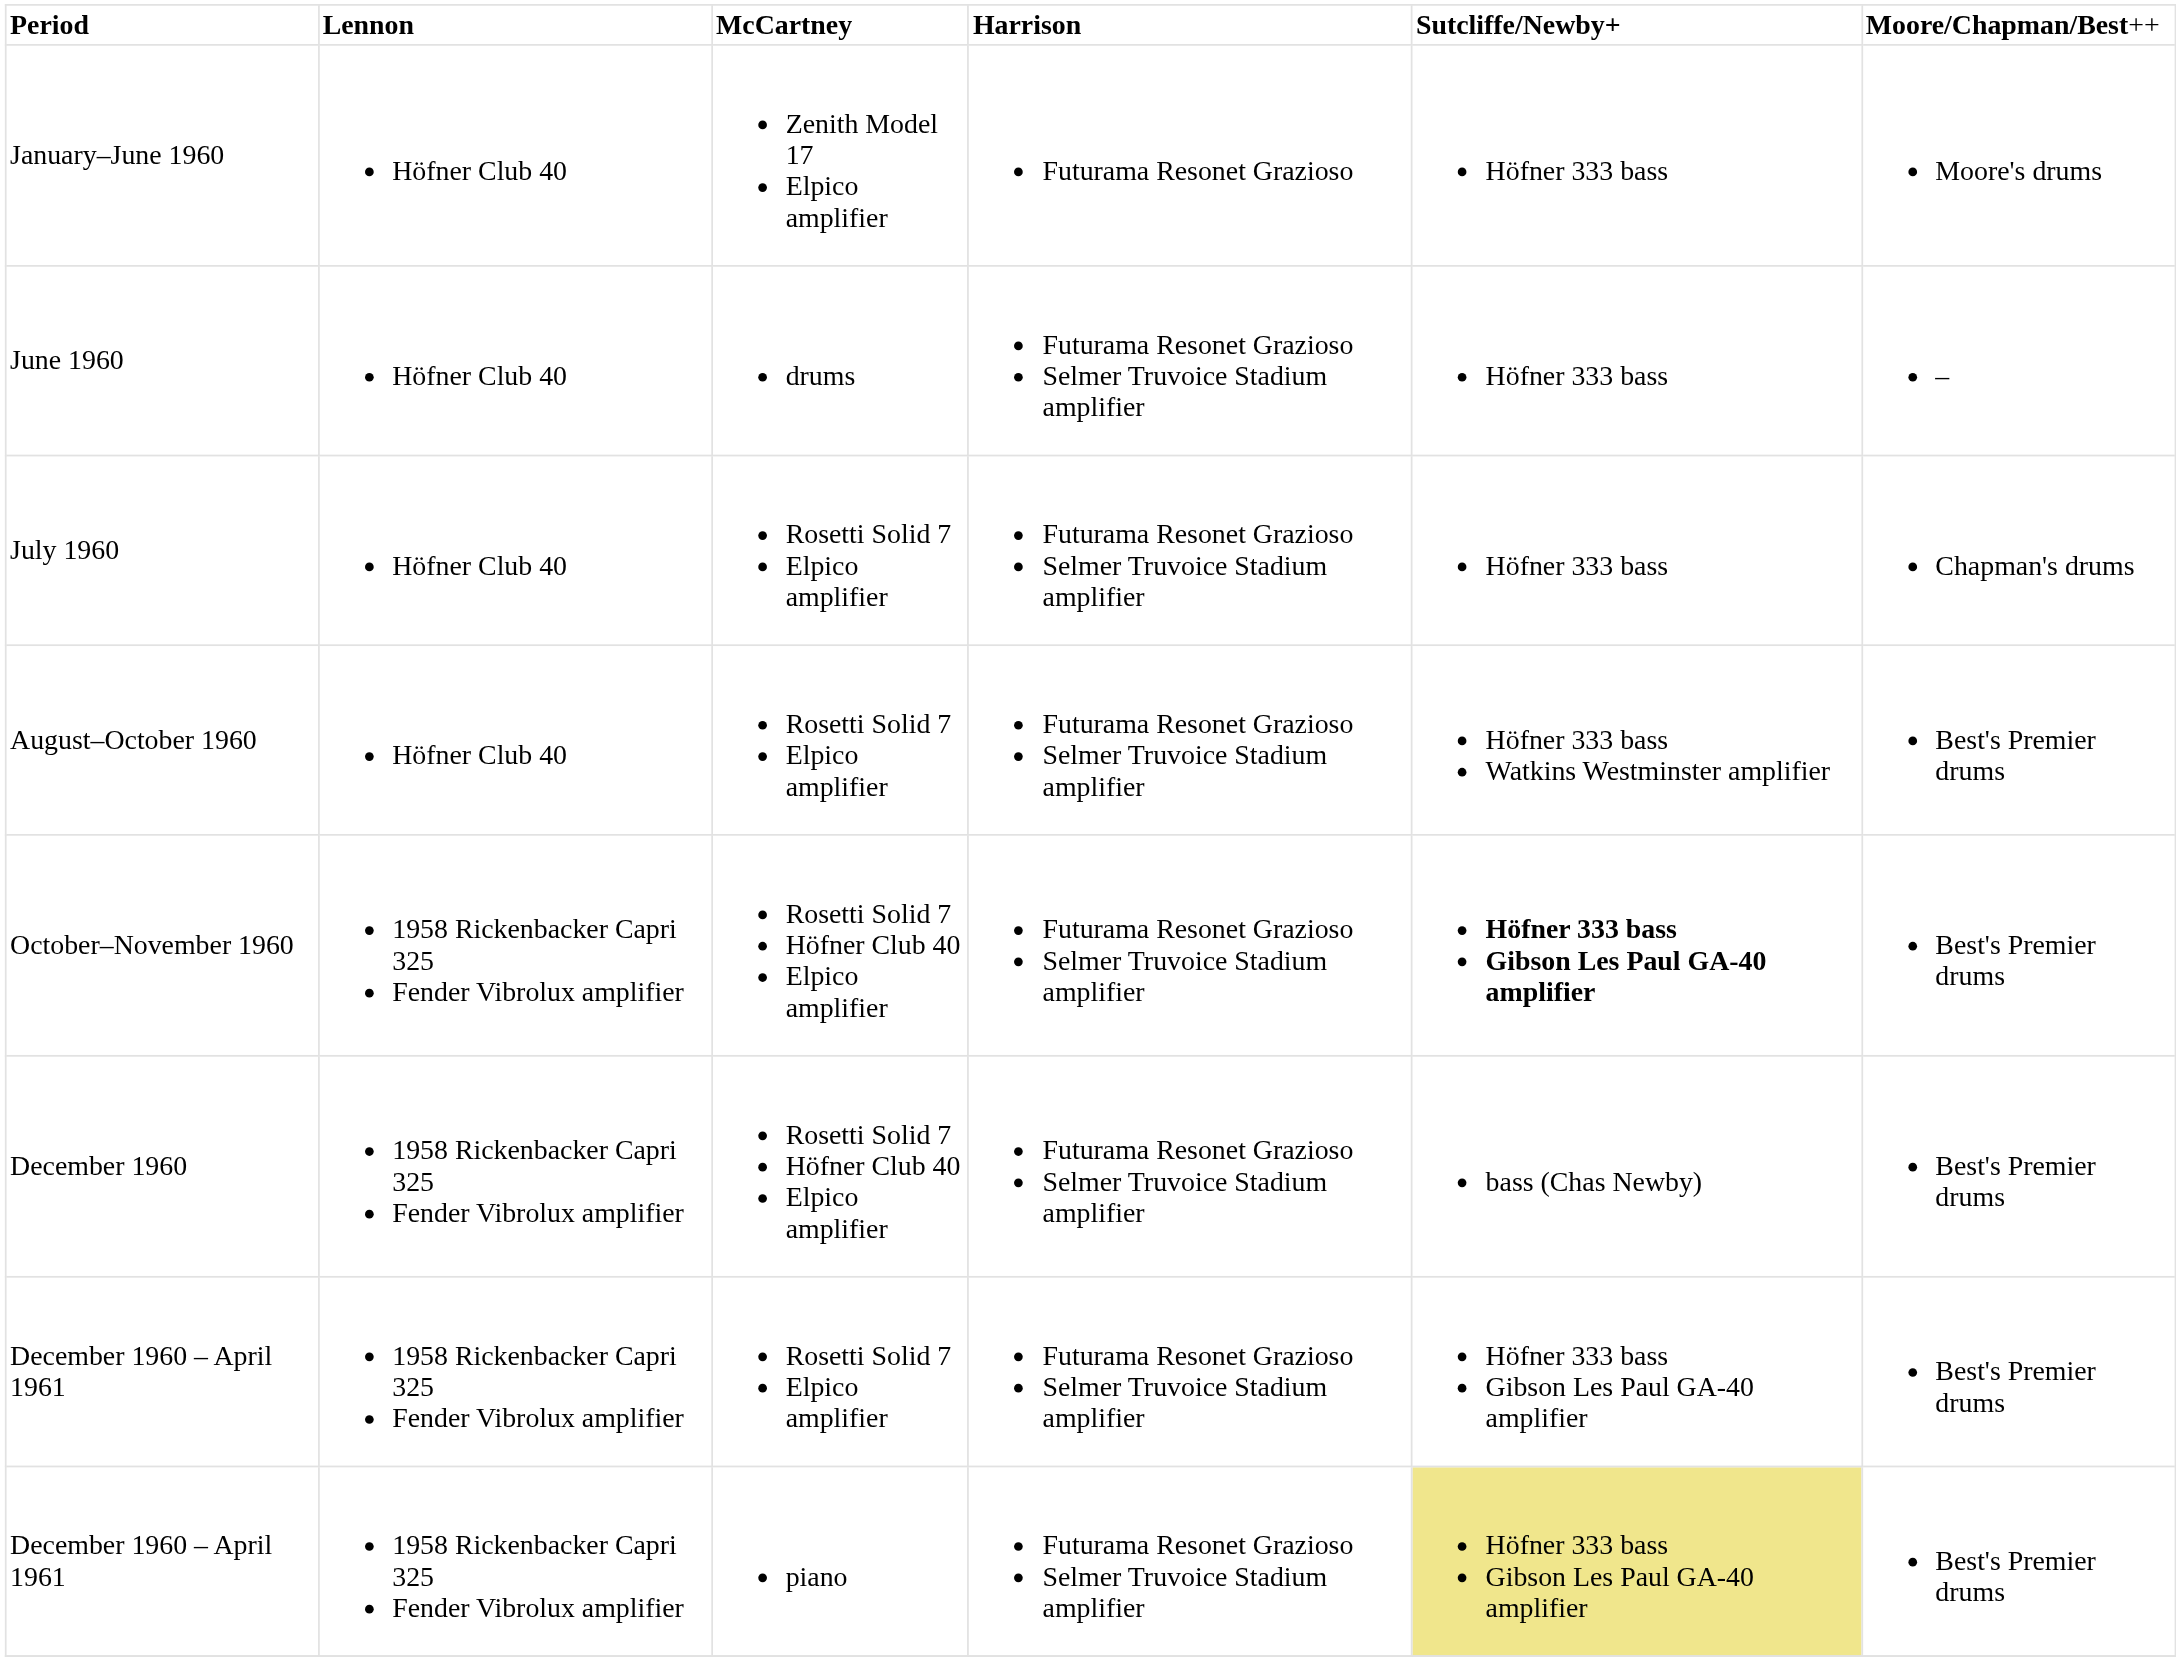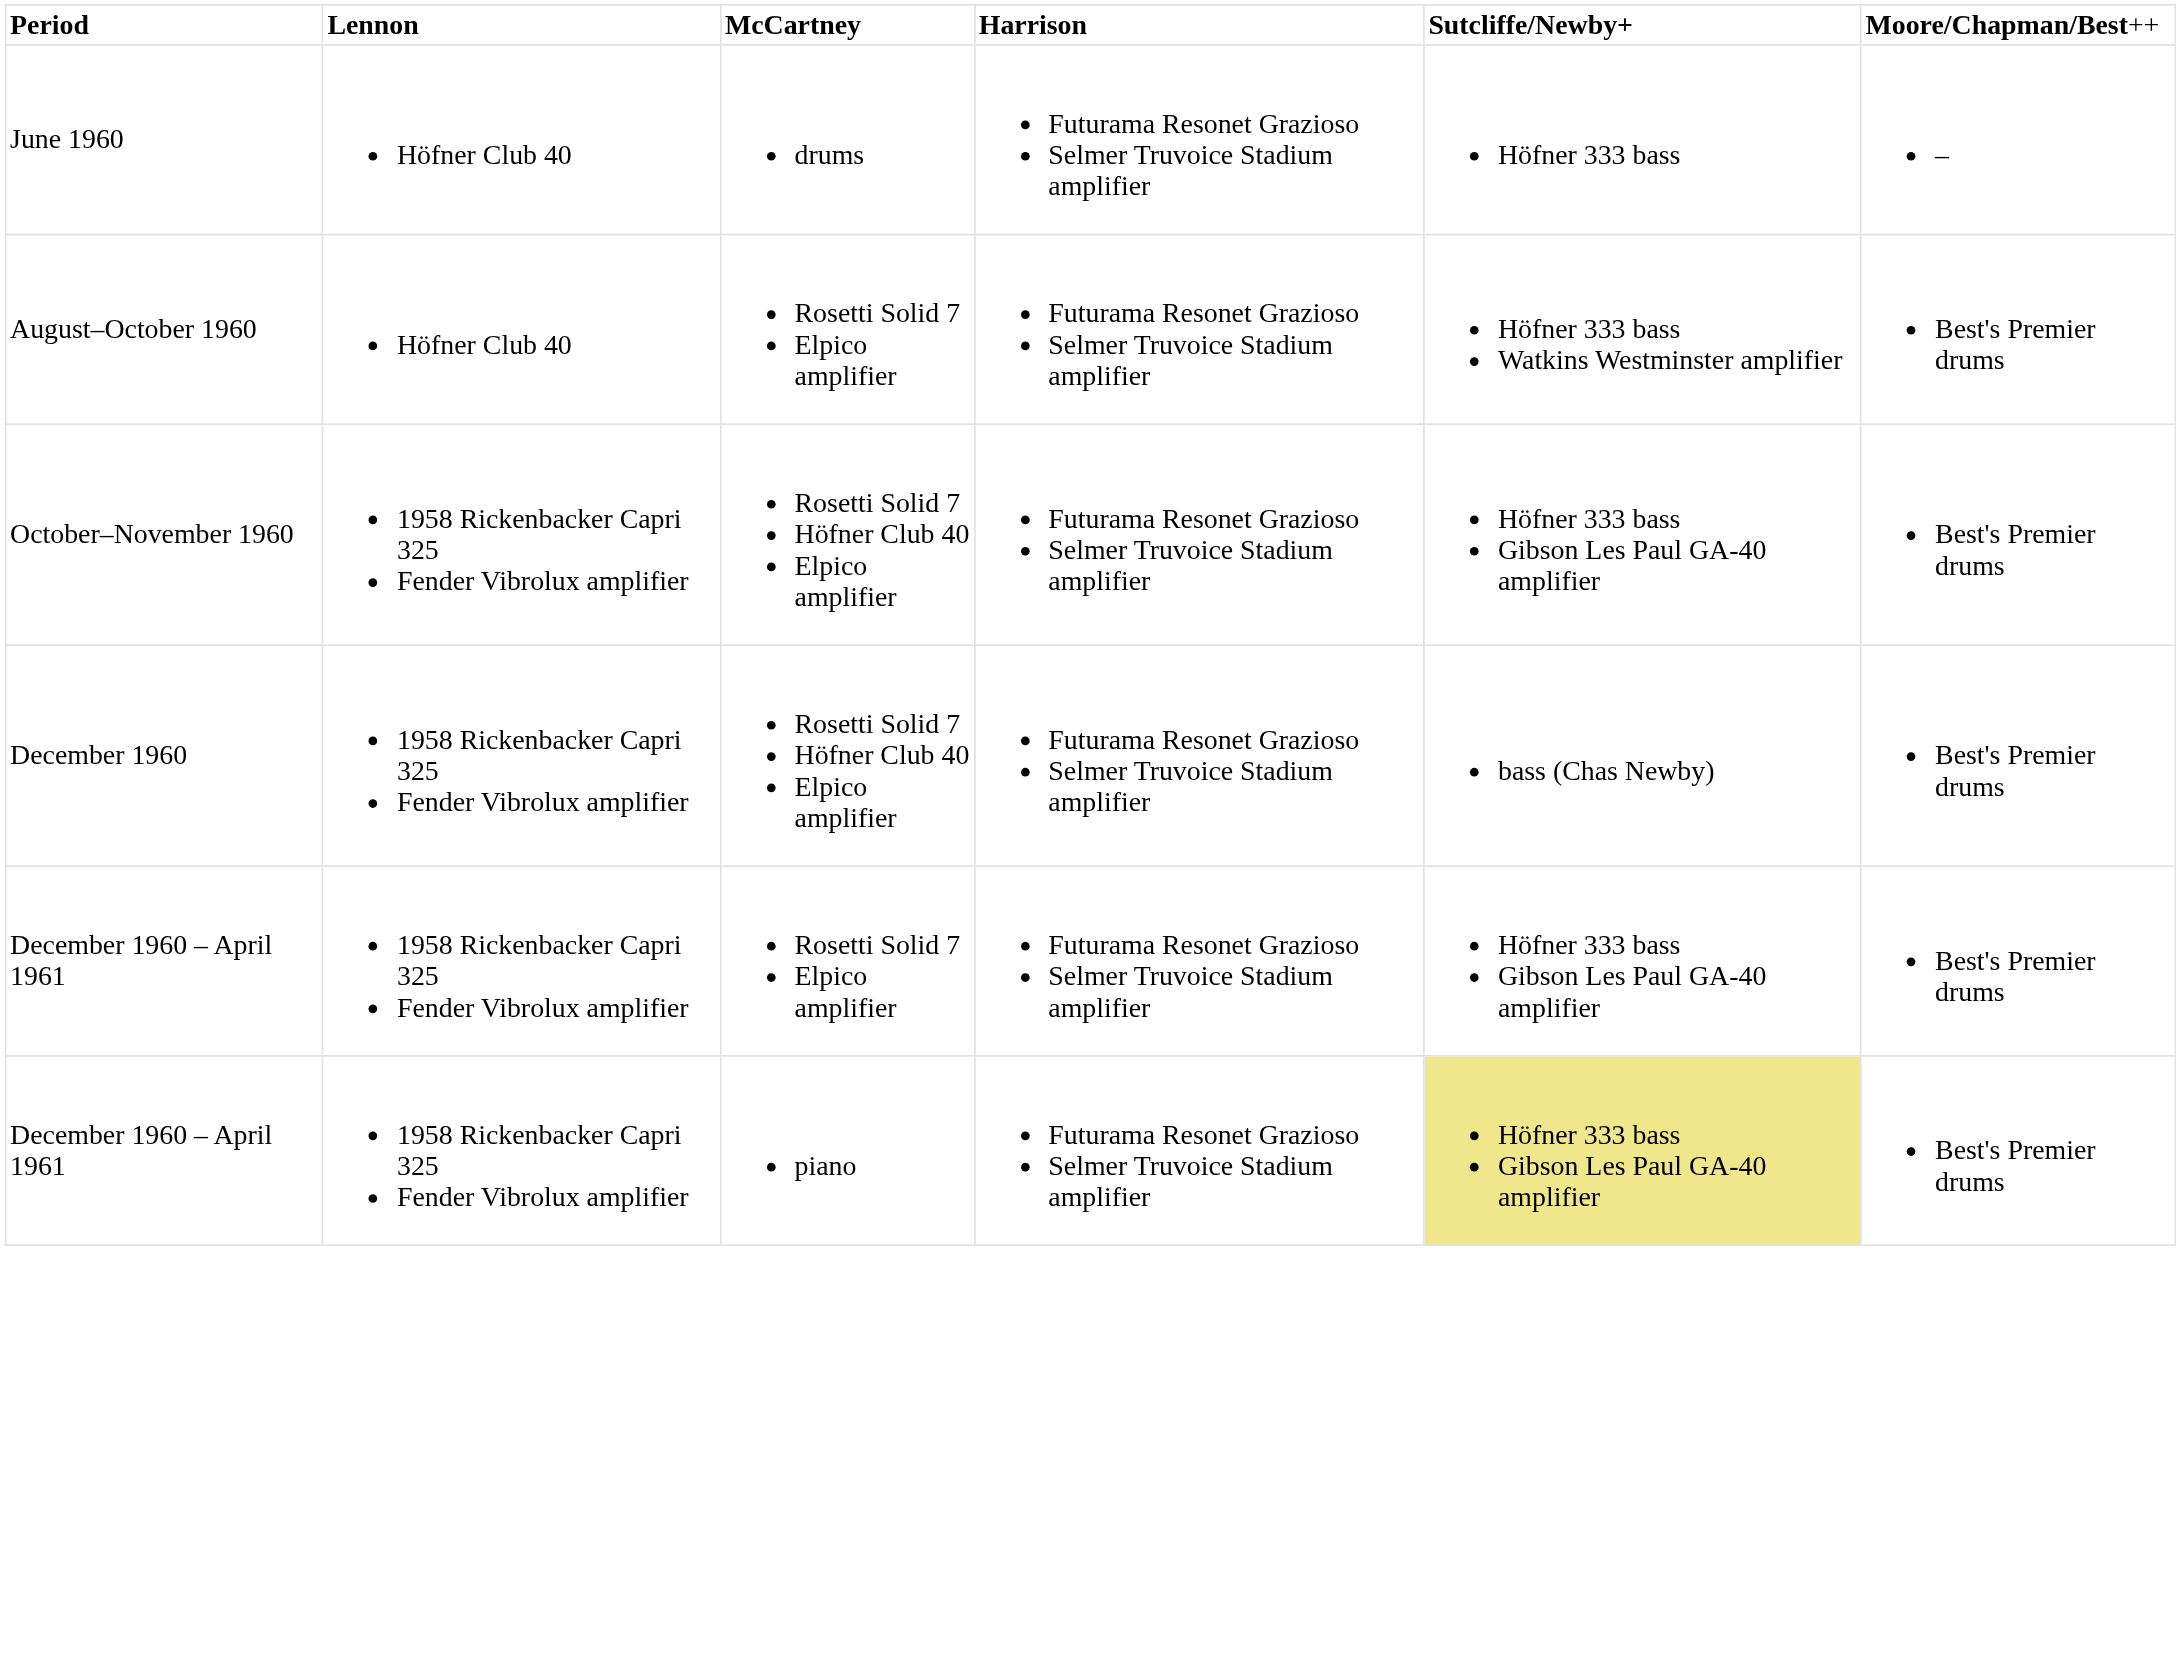- row: (117, 155)
- row: (65, 549)
(1637, 961) bold -> (1643, 550) normal
